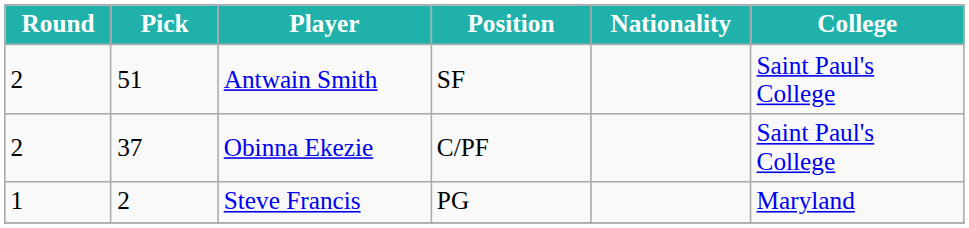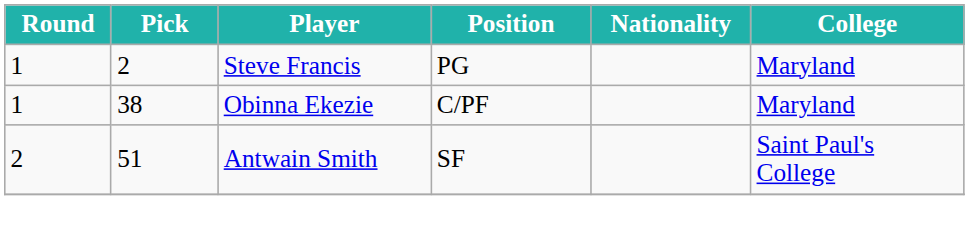rows swapped: (292, 201) <-> (301, 78)
(17, 147) 2 -> (17, 104) 1
(130, 147) 37 -> (130, 104) 38
(815, 147) Saint Paul's College -> (806, 104) Maryland
